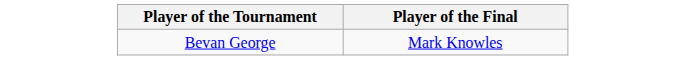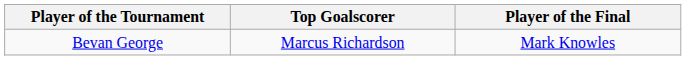+ column: (343, 17)
